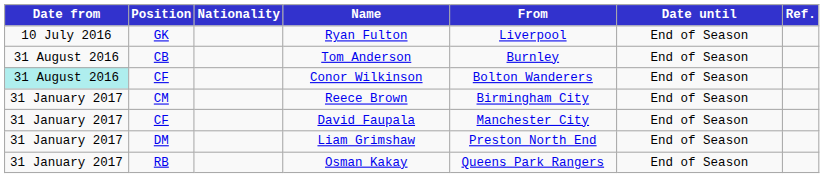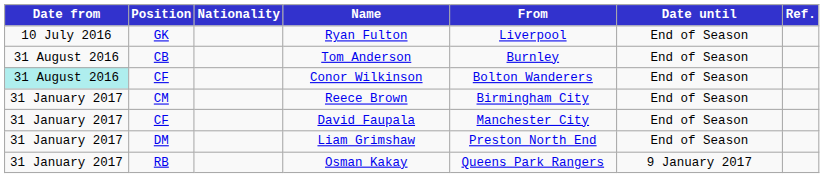(699, 162) End of Season -> (699, 162) 9 January 2017
